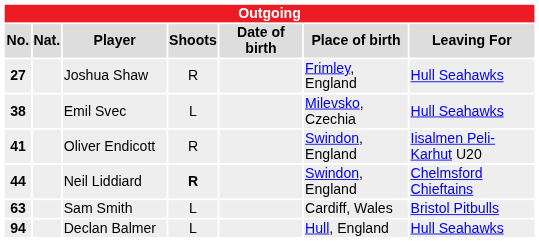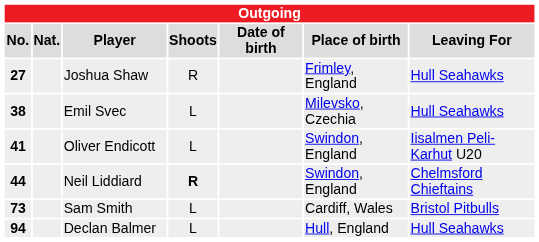(193, 146) R -> (193, 146) L
(18, 208) 63 -> (18, 208) 73
